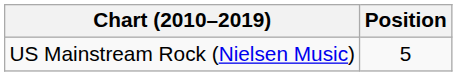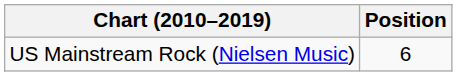(406, 53) 5 -> (406, 53) 6
